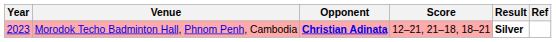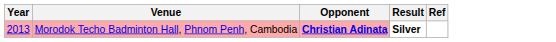- column: (441, 13)
(18, 29) 2023 -> (18, 29) 2013
